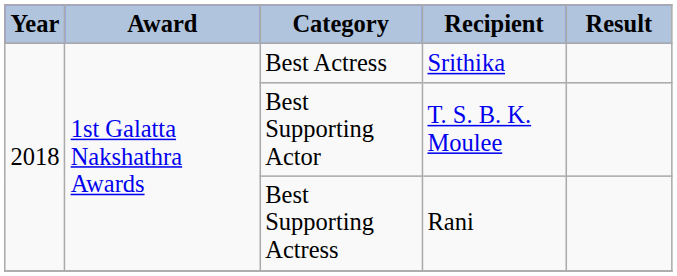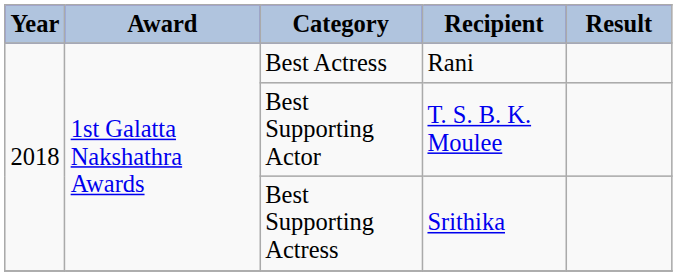(466, 62) Srithika -> (451, 62) Rani
(451, 223) Rani -> (466, 223) Srithika
